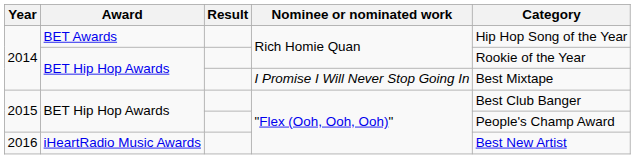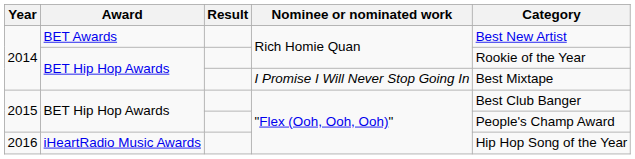(551, 36) Hip Hop Song of the Year -> (521, 36) Best New Artist
(521, 143) Best New Artist -> (551, 143) Hip Hop Song of the Year
